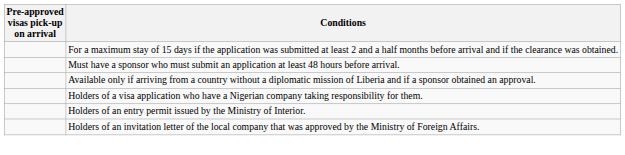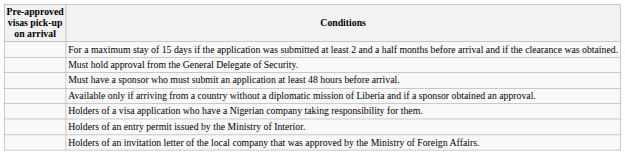+ row: (183, 65)
